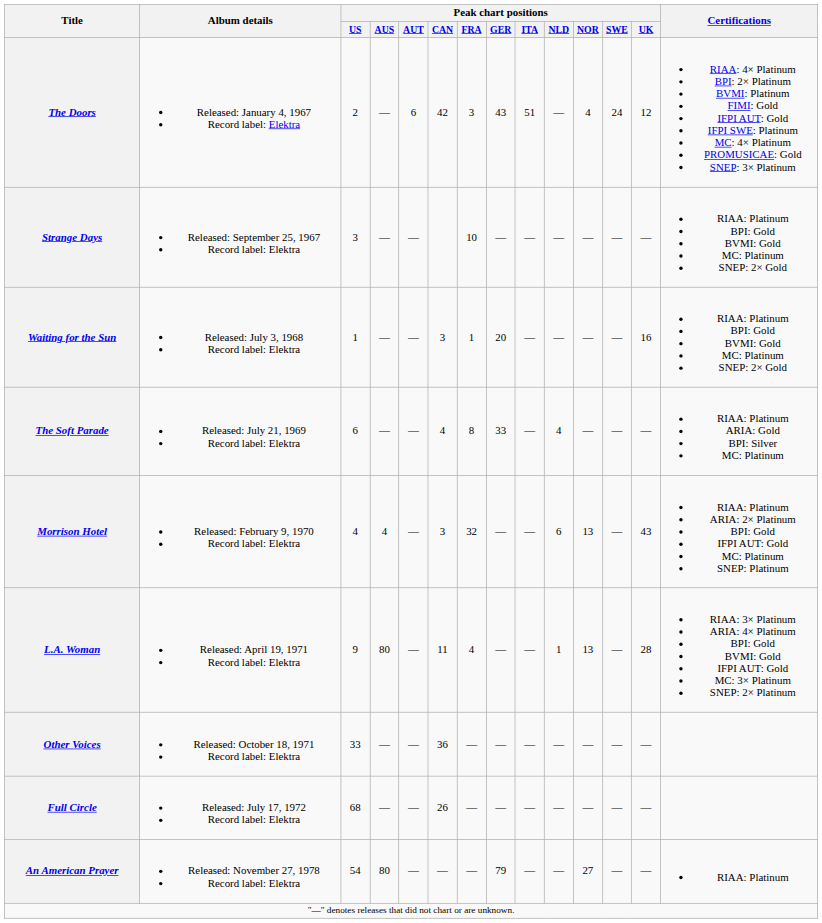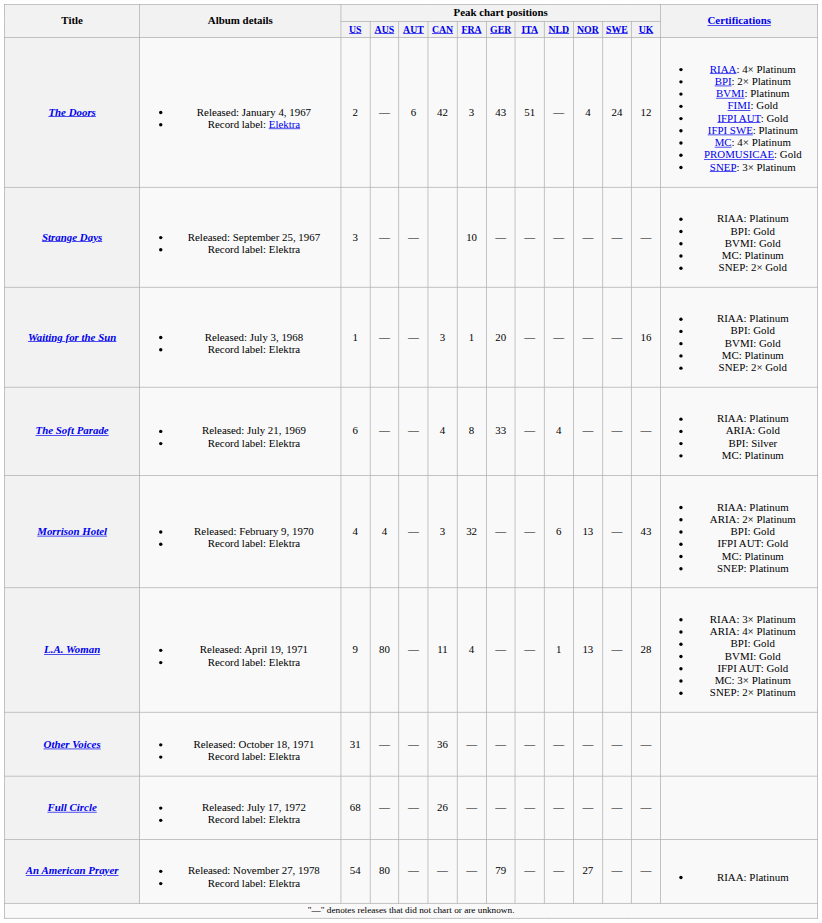(355, 744) 33 -> (355, 744) 31
